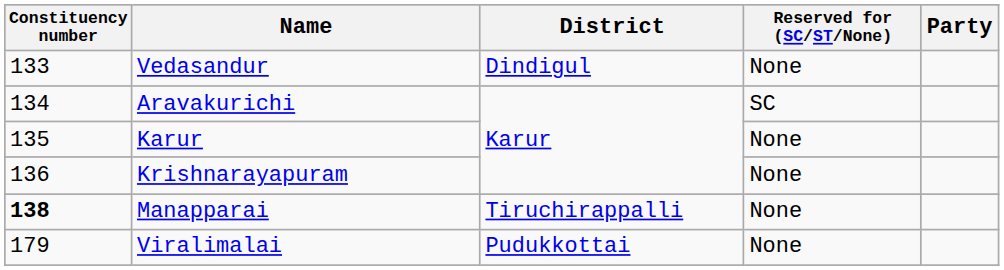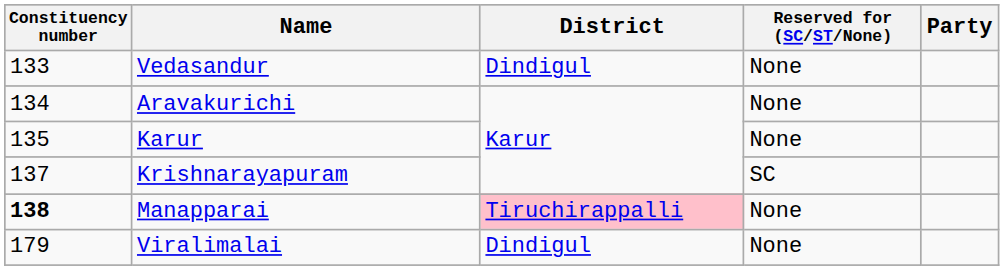(763, 104) SC -> (776, 104) None
(30, 176) 136 -> (30, 176) 137
(776, 176) None -> (763, 176) SC
(584, 211) no background -> (584, 211) pink background
(558, 247) Pudukkottai -> (538, 247) Dindigul
